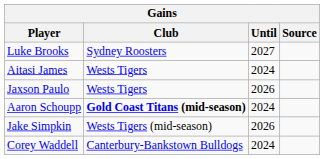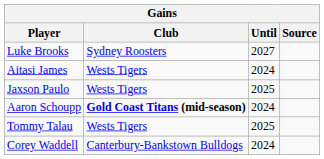(263, 88) 2026 -> (263, 88) 2025
- row: (39, 126)
+ row: (40, 126)
